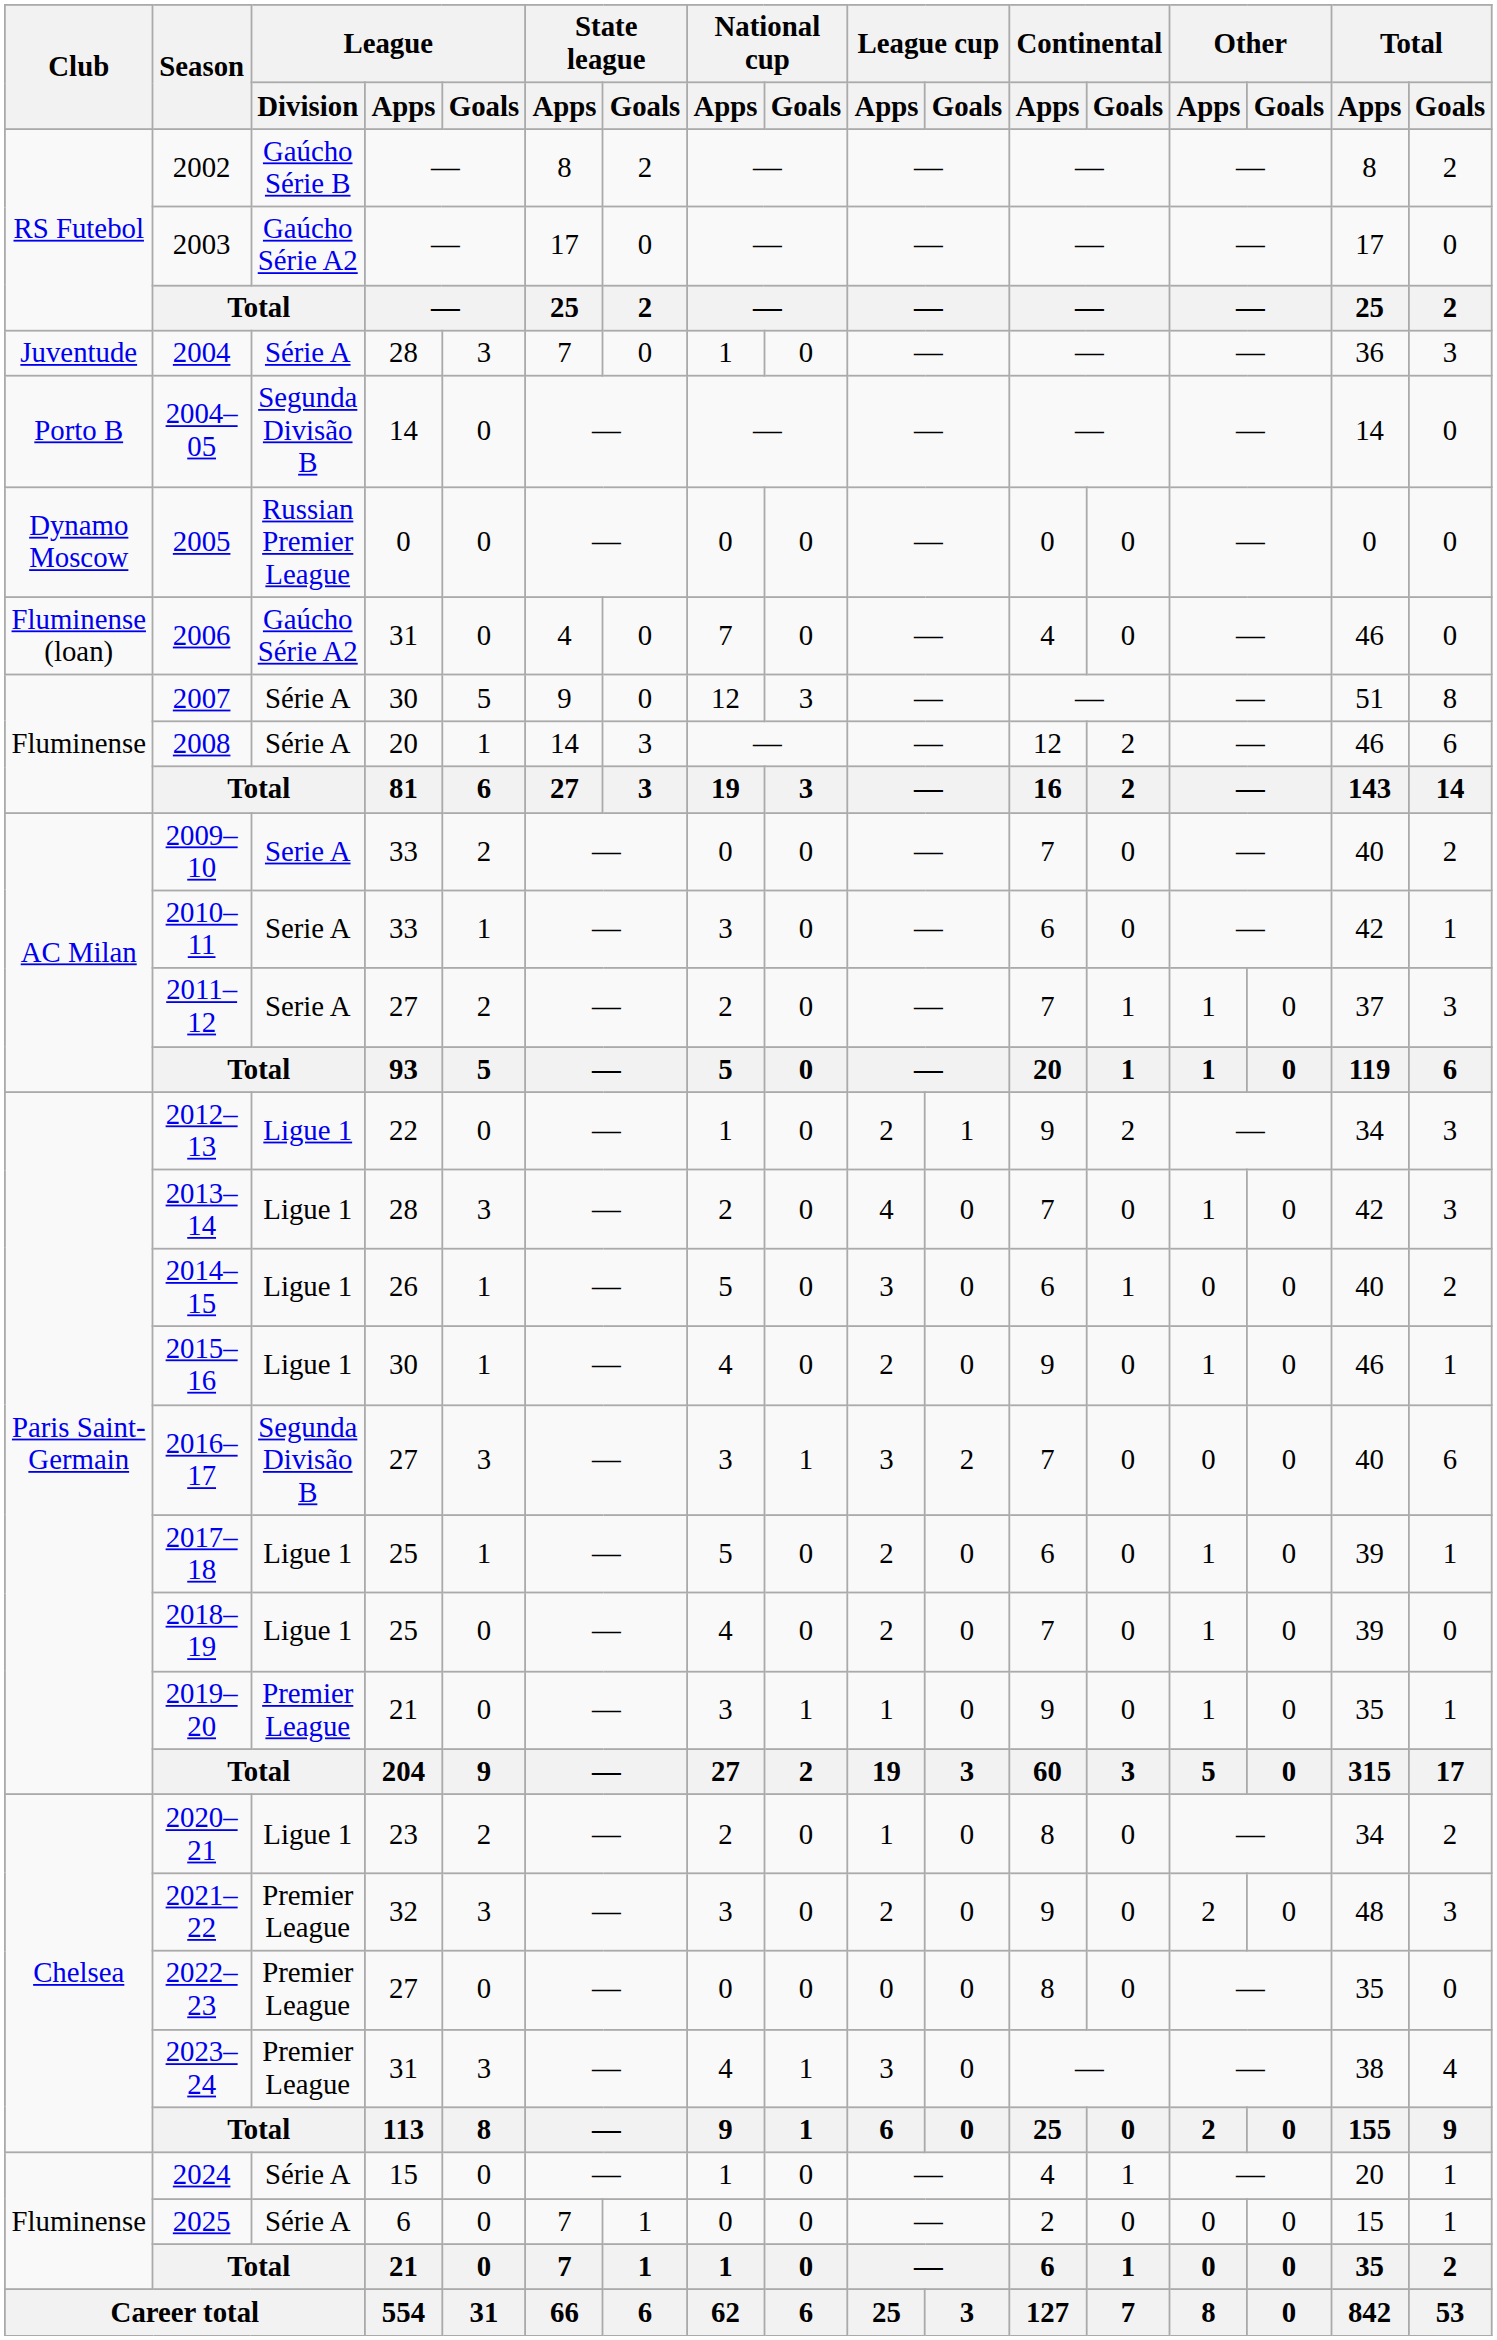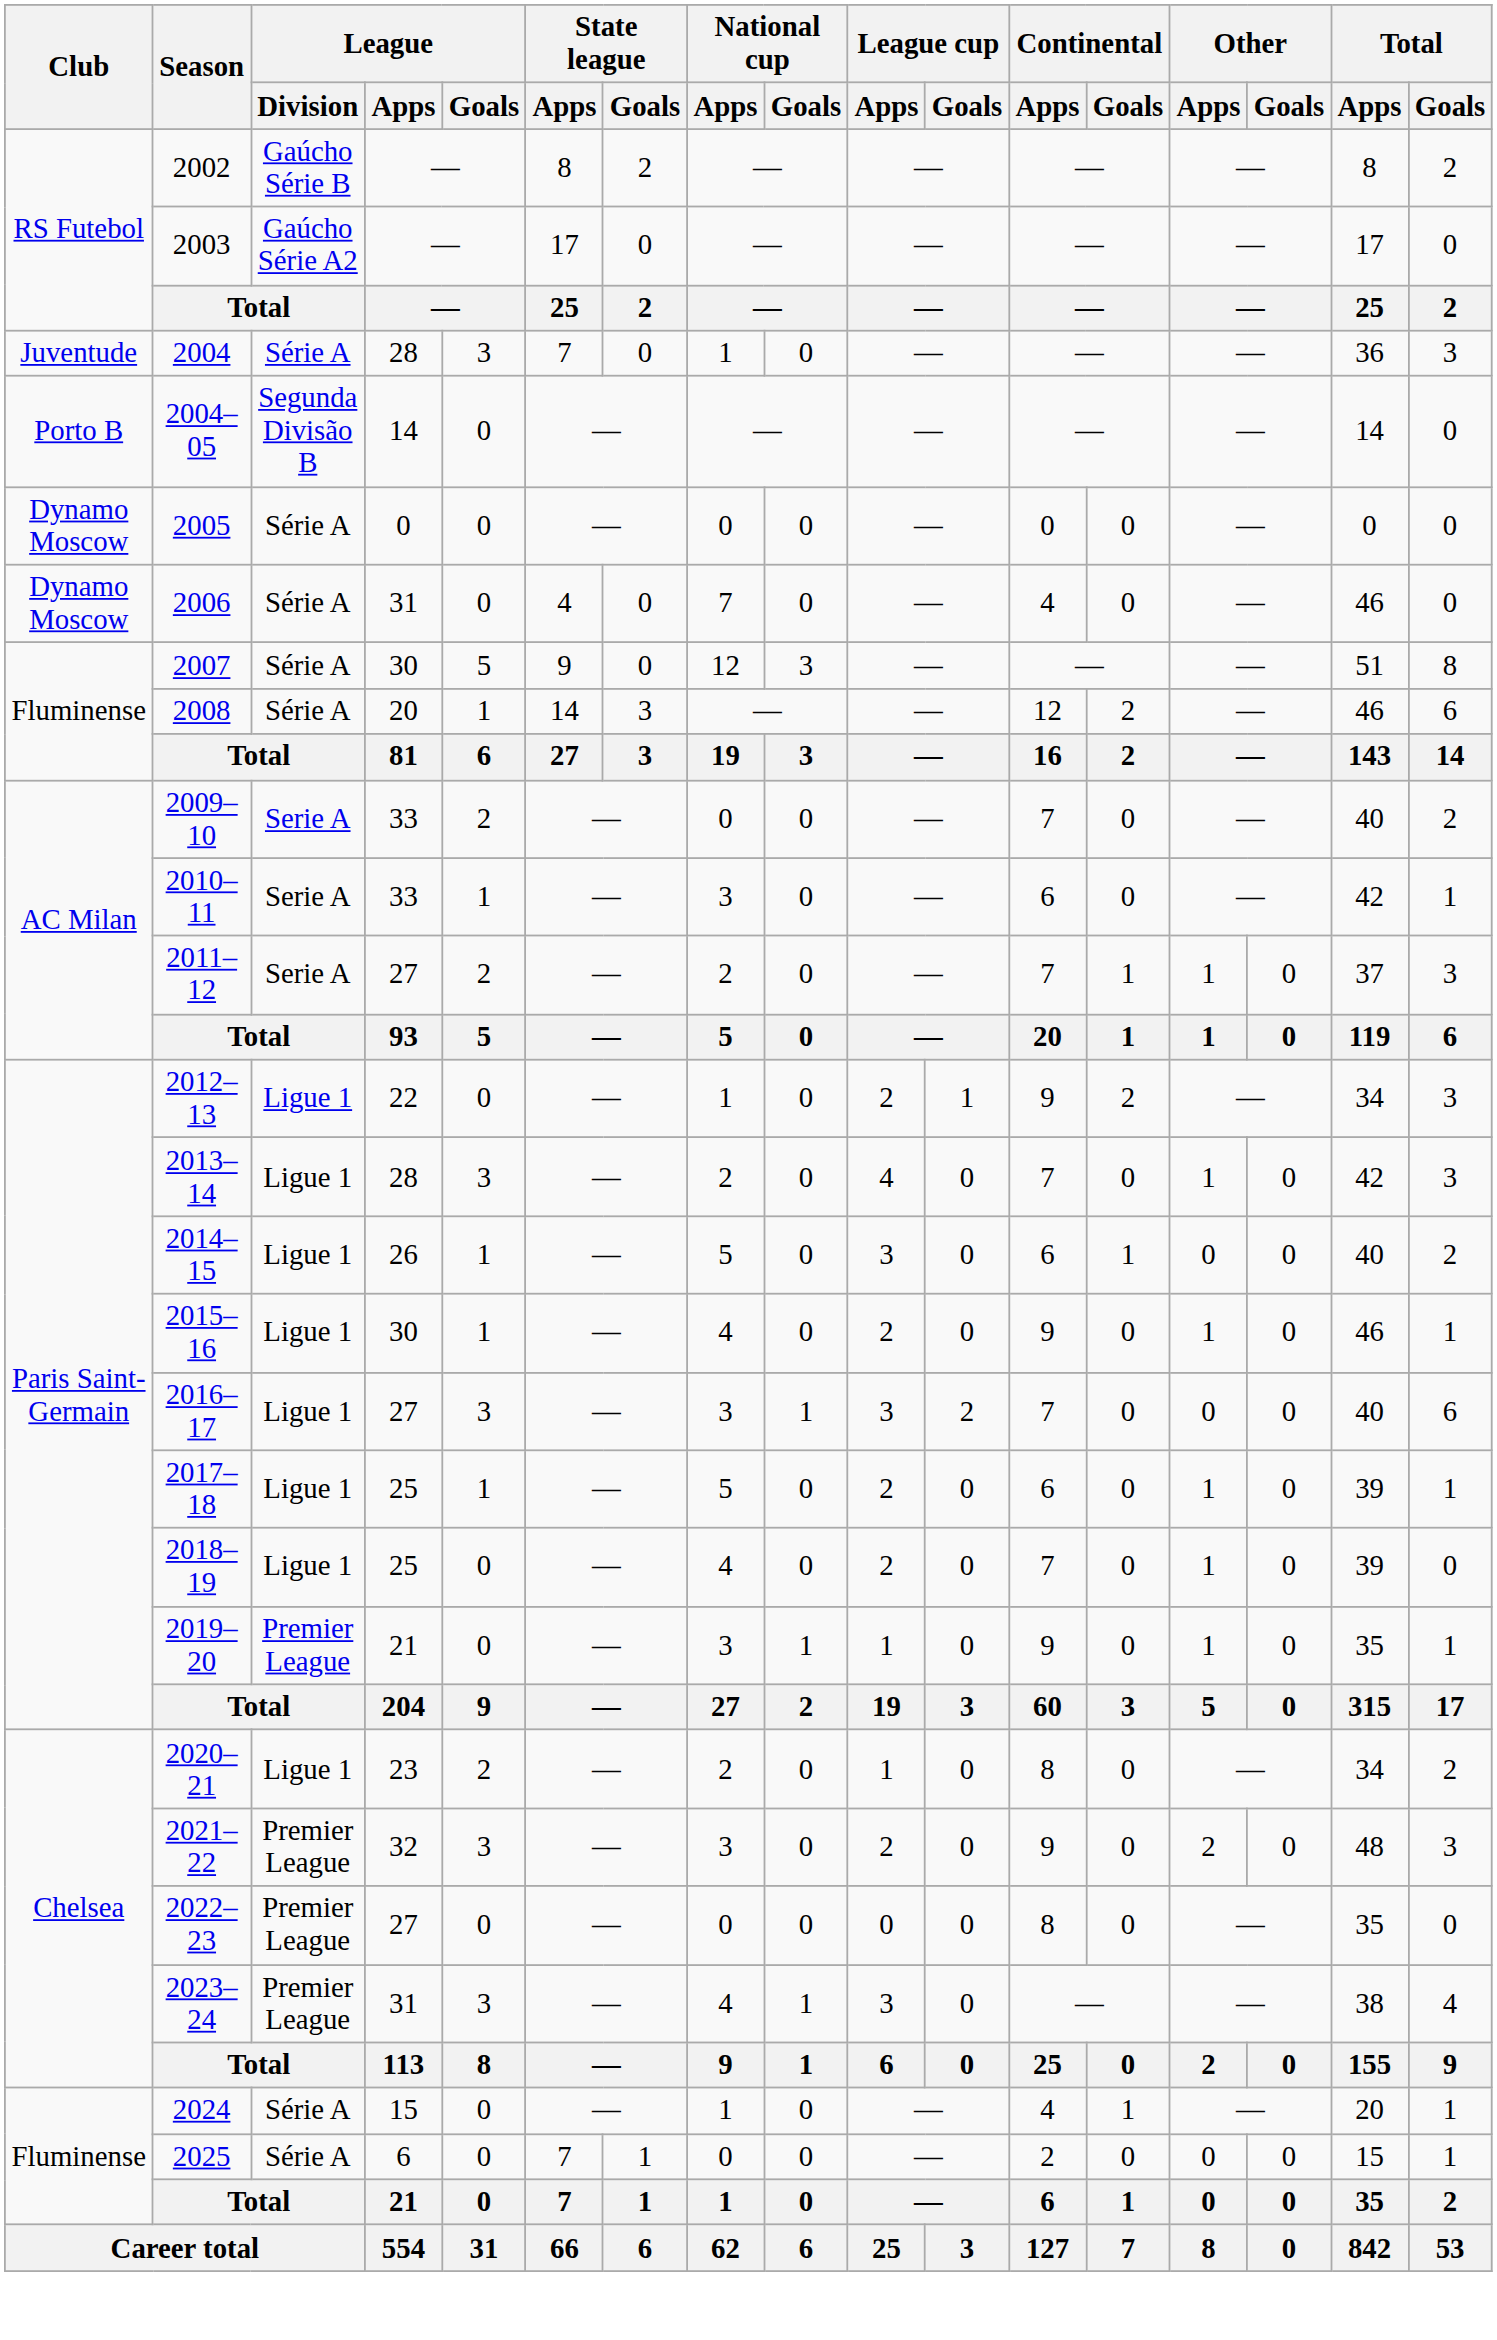(308, 541) Russian Premier League -> (308, 525) Série A
(79, 635) Fluminense (loan) -> (79, 603) Dynamo Moscow
(308, 635) Gaúcho Série A2 -> (308, 603) Série A
(308, 1459) Segunda Divisão B -> (308, 1410) Ligue 1
